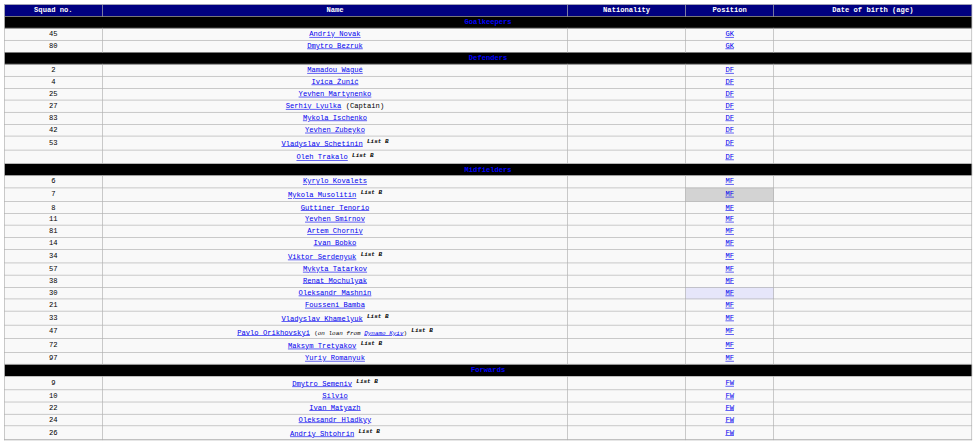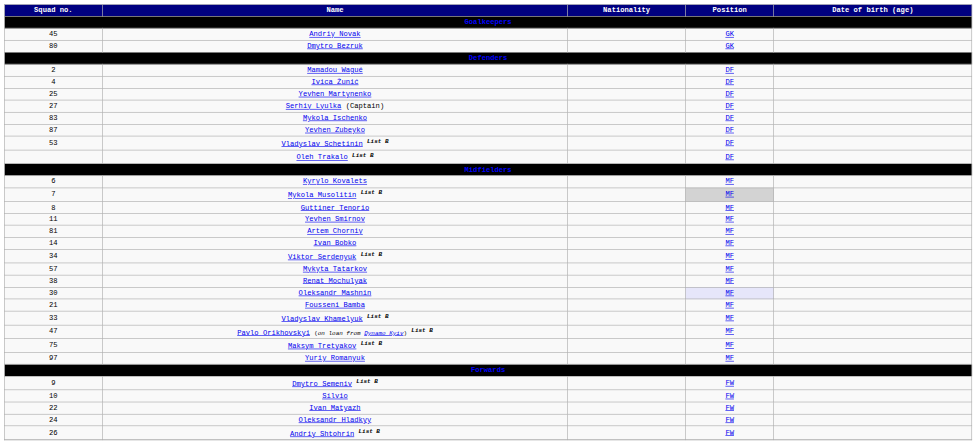(53, 130) 42 -> (53, 130) 87
(53, 345) 72 -> (53, 345) 75
